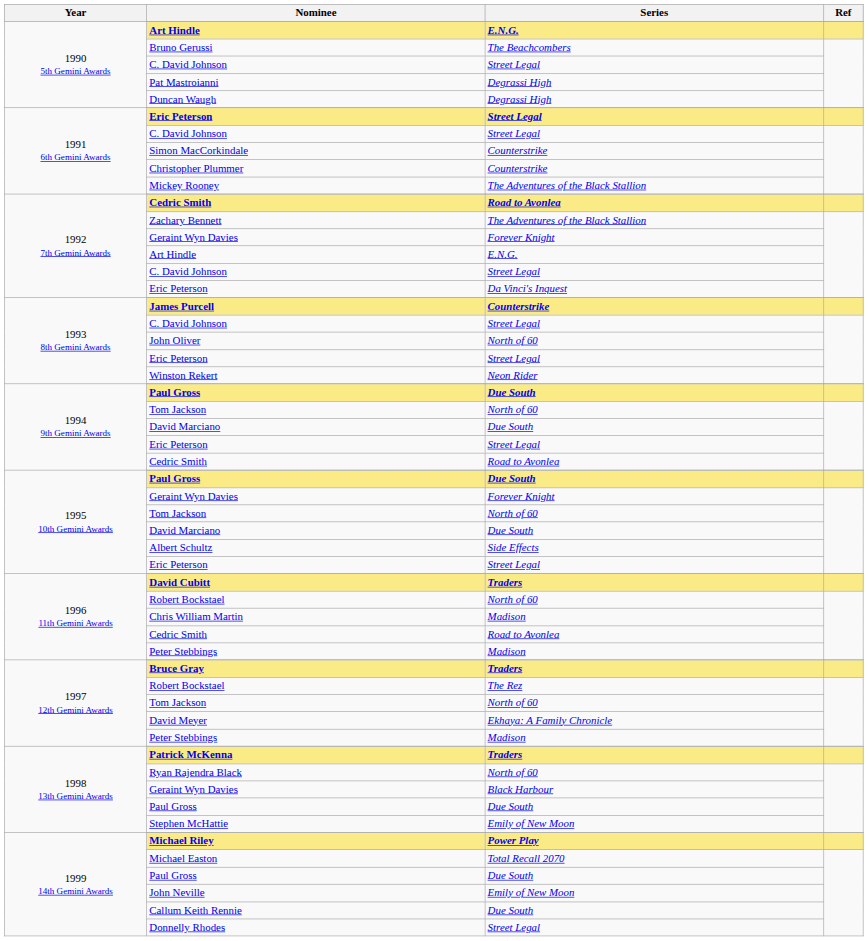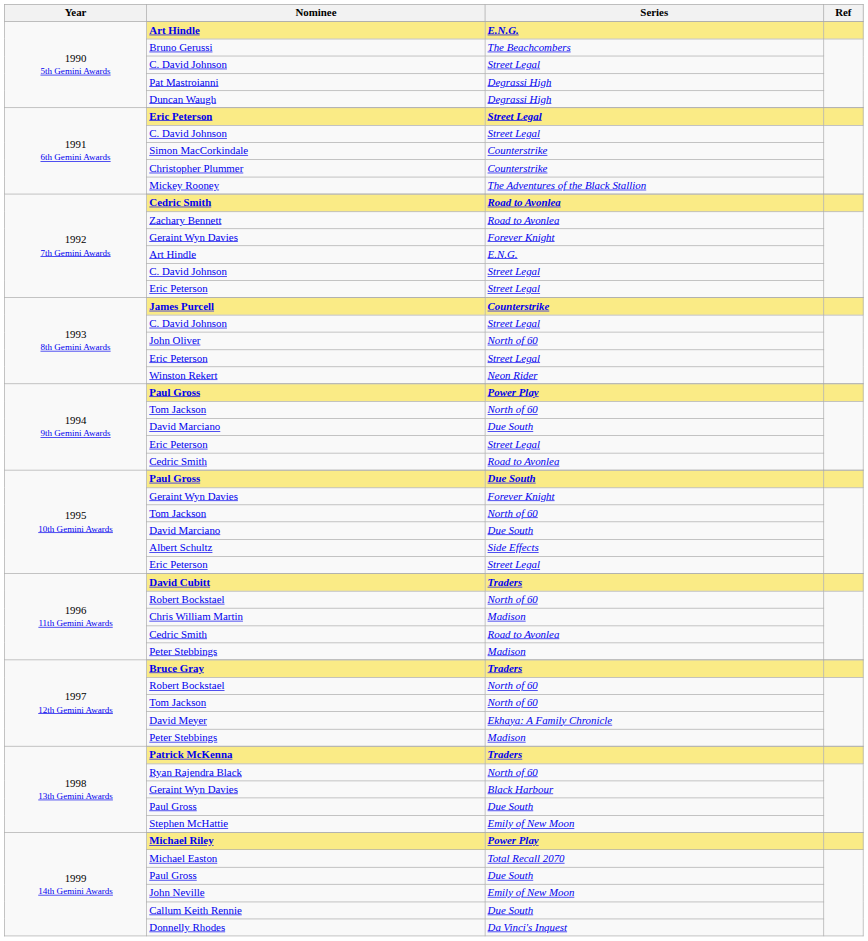(567, 220) The Adventures of the Black Stallion -> (523, 220) Road to Avonlea
(527, 289) Da Vinci's Inquest -> (514, 289) Street Legal
(512, 392) Due South -> (513, 392) Power Play
(505, 686) The Rez -> (513, 686) North of 60
(514, 927) Street Legal -> (527, 927) Da Vinci's Inquest
